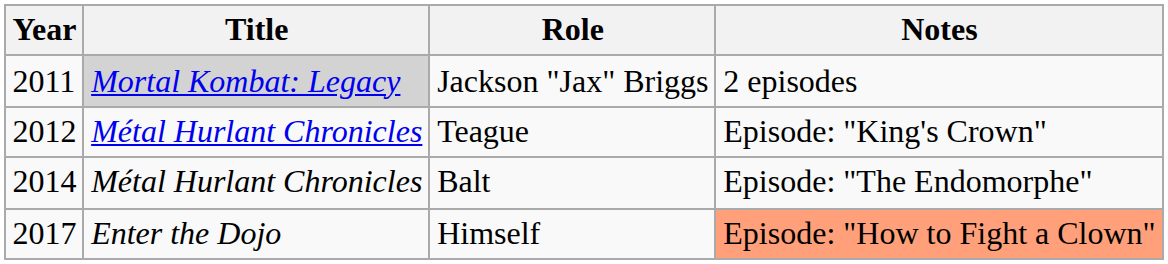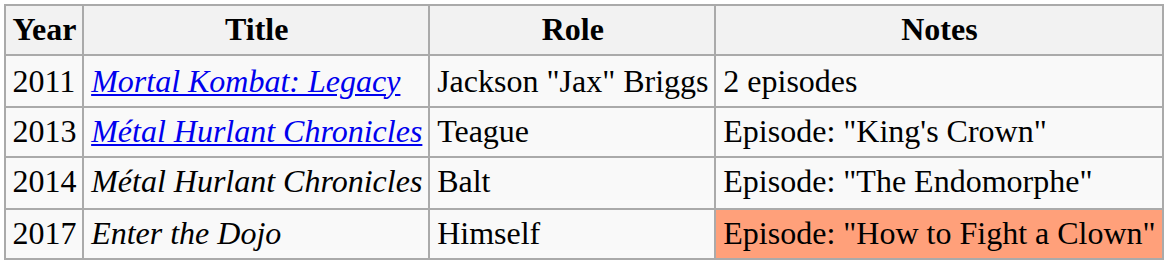(246, 80) lightgrey background -> (246, 80) no background
(44, 131) 2012 -> (44, 131) 2013
